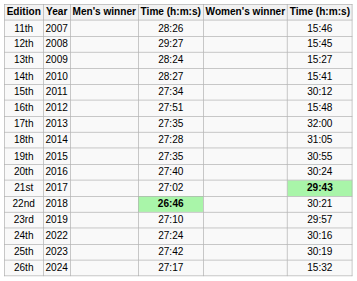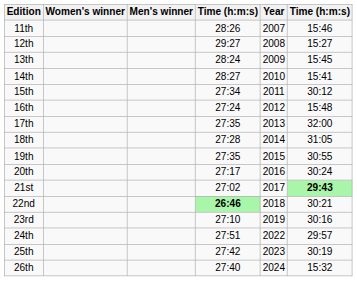columns swapped: (57, 12) <-> (245, 12)
(320, 44) 15:45 -> (320, 44) 15:27
(320, 60) 15:27 -> (320, 60) 15:45
(171, 108) 27:51 -> (228, 108) 27:24
(171, 172) 27:40 -> (228, 172) 27:17
(320, 220) 29:57 -> (320, 220) 30:16
(171, 236) 27:24 -> (228, 236) 27:51
(320, 236) 30:16 -> (320, 236) 29:57
(171, 268) 27:17 -> (228, 268) 27:40
